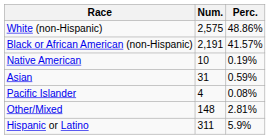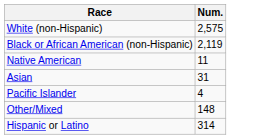- column: (245, 12)
(210, 45) 2,191 -> (210, 45) 2,119
(203, 61) 10 -> (203, 61) 11
(206, 126) 311 -> (206, 126) 314
